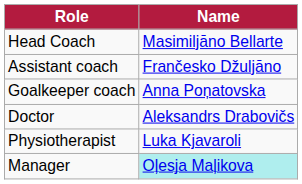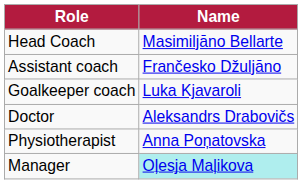(204, 91) Anna Poņatovska -> (192, 91) Luka Kjavaroli
(192, 141) Luka Kjavaroli -> (204, 141) Anna Poņatovska
